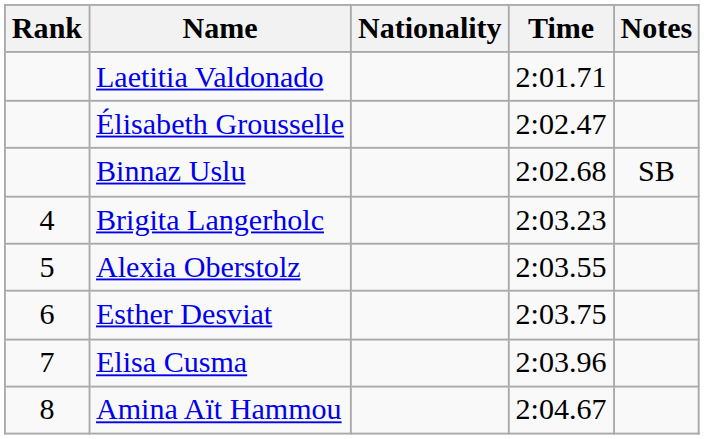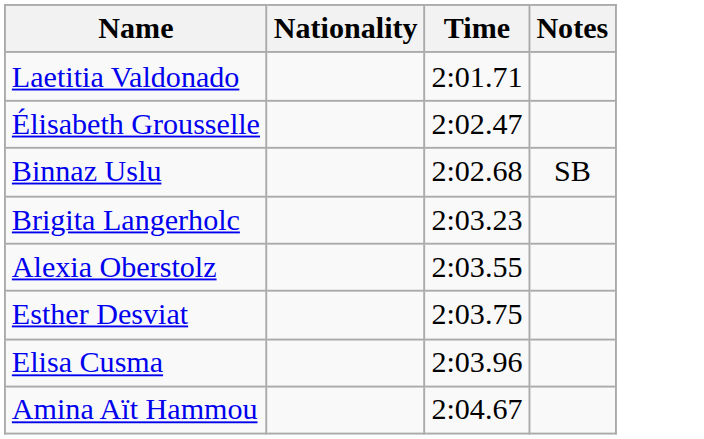- column: (47, 28)
